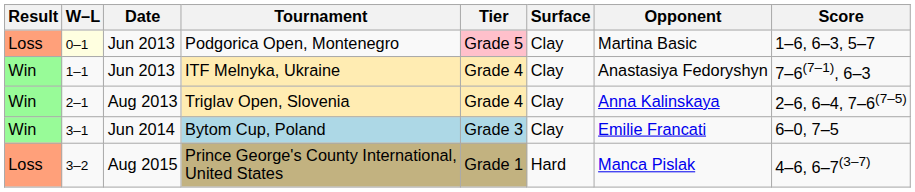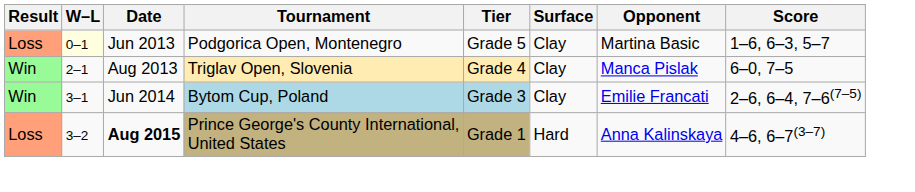(494, 43) pink background -> (496, 43) no background
- row: (263, 71)
(659, 101) Anna Kalinskaya -> (649, 69) Manca Pislak
(841, 101) 2–6, 6–4, 7–6(7–5) -> (762, 69) 6–0, 7–5
(807, 129) 6–0, 7–5 -> (796, 97) 2–6, 6–4, 7–6(7–5)
(143, 164) normal -> (144, 134) bold
(647, 164) Manca Pislak -> (662, 134) Anna Kalinskaya
